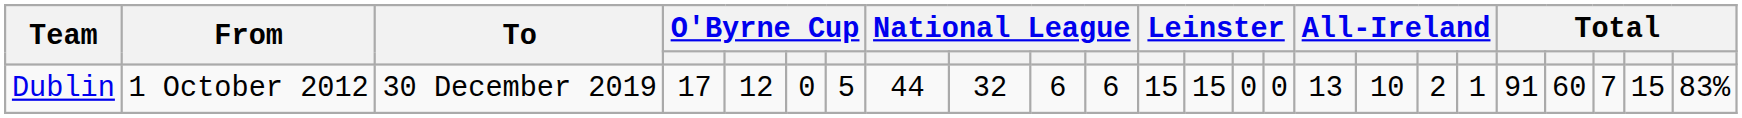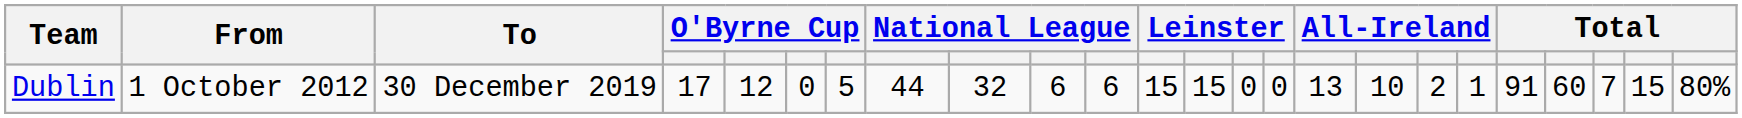(1704, 89) 83% -> (1704, 89) 80%
